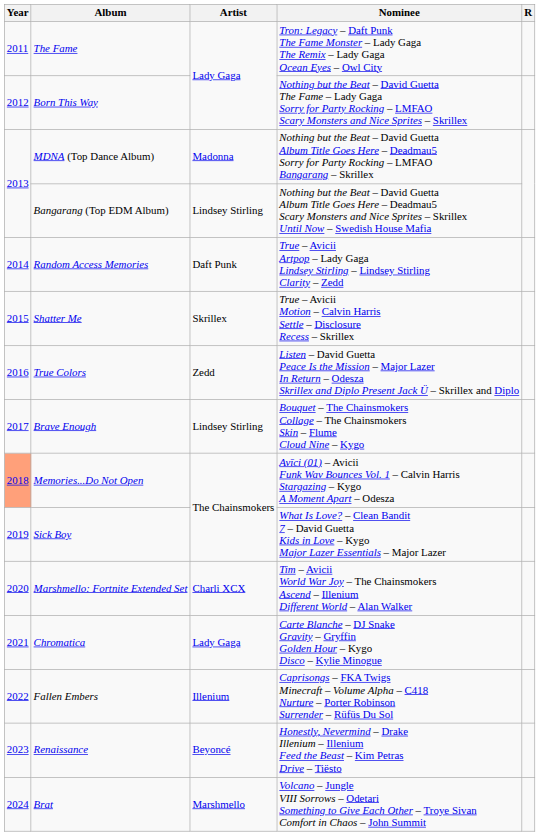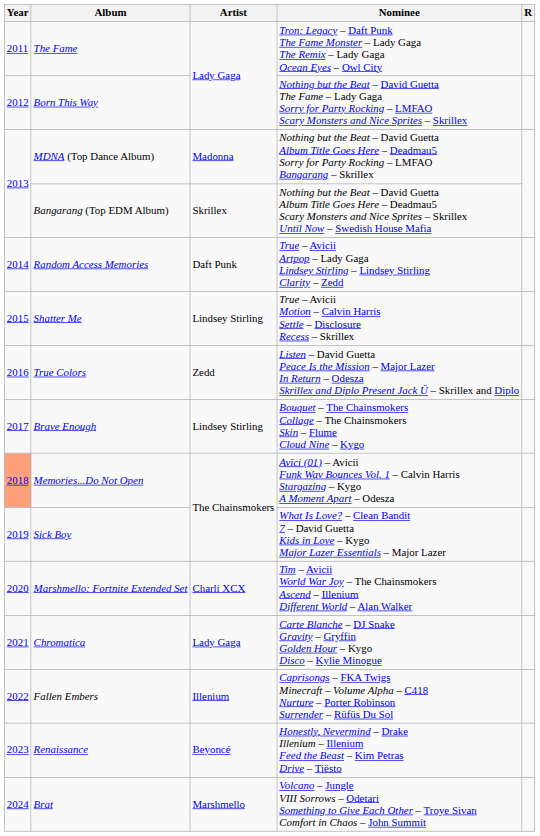(228, 210) Lindsey Stirling -> (210, 210) Skrillex
(210, 318) Skrillex -> (228, 318) Lindsey Stirling
